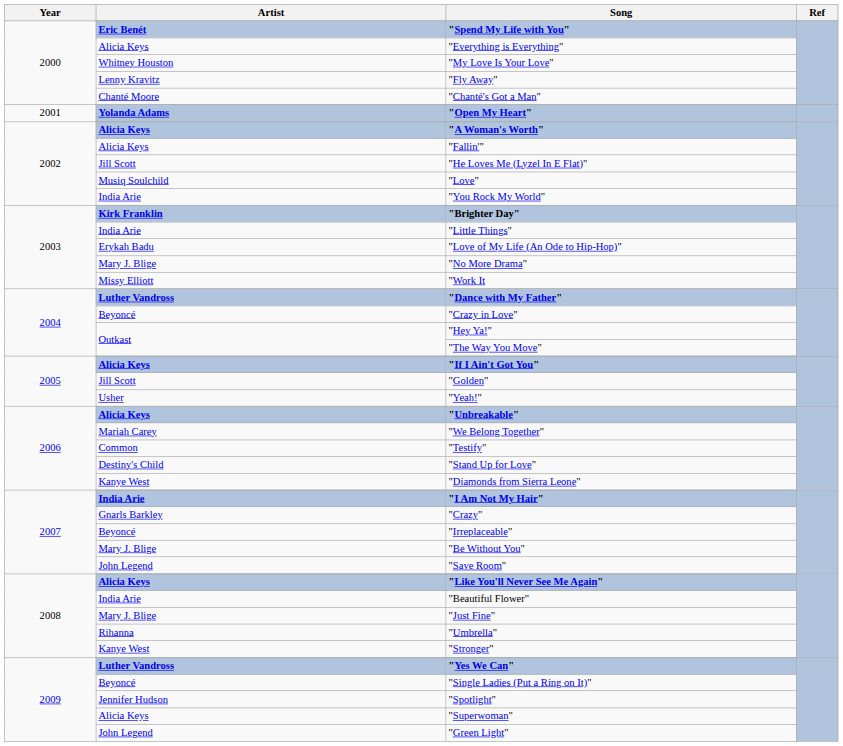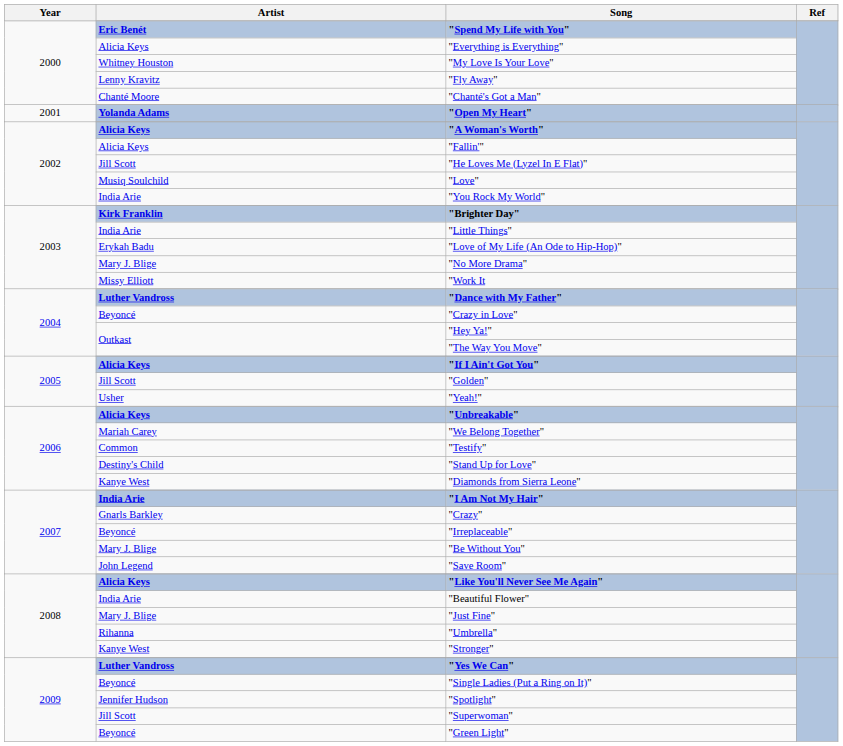(124, 716) Alicia Keys -> (117, 716) Jill Scott
(126, 733) John Legend -> (117, 733) Beyoncé
